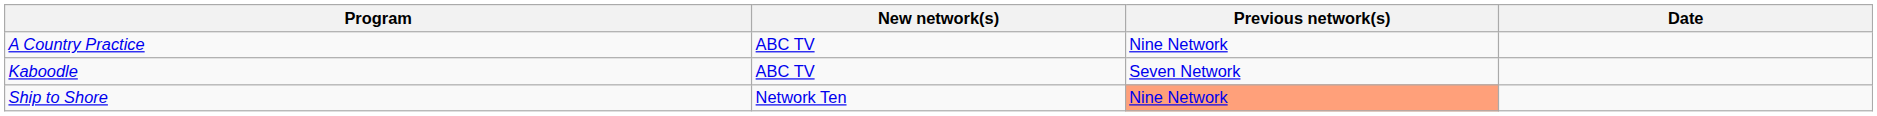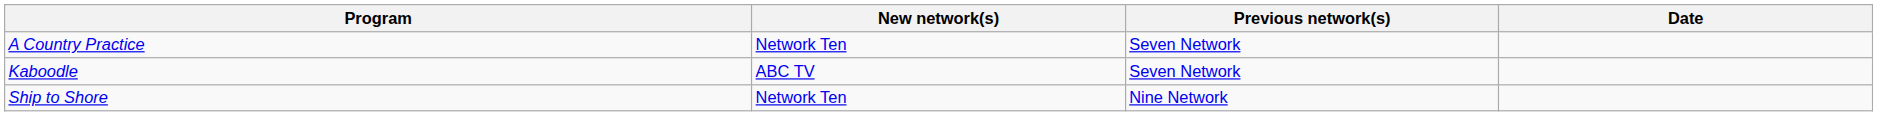(785, 44) ABC TV -> (801, 44) Network Ten
(1178, 44) Nine Network -> (1185, 44) Seven Network
(1178, 98) lightsalmon background -> (1178, 98) no background
